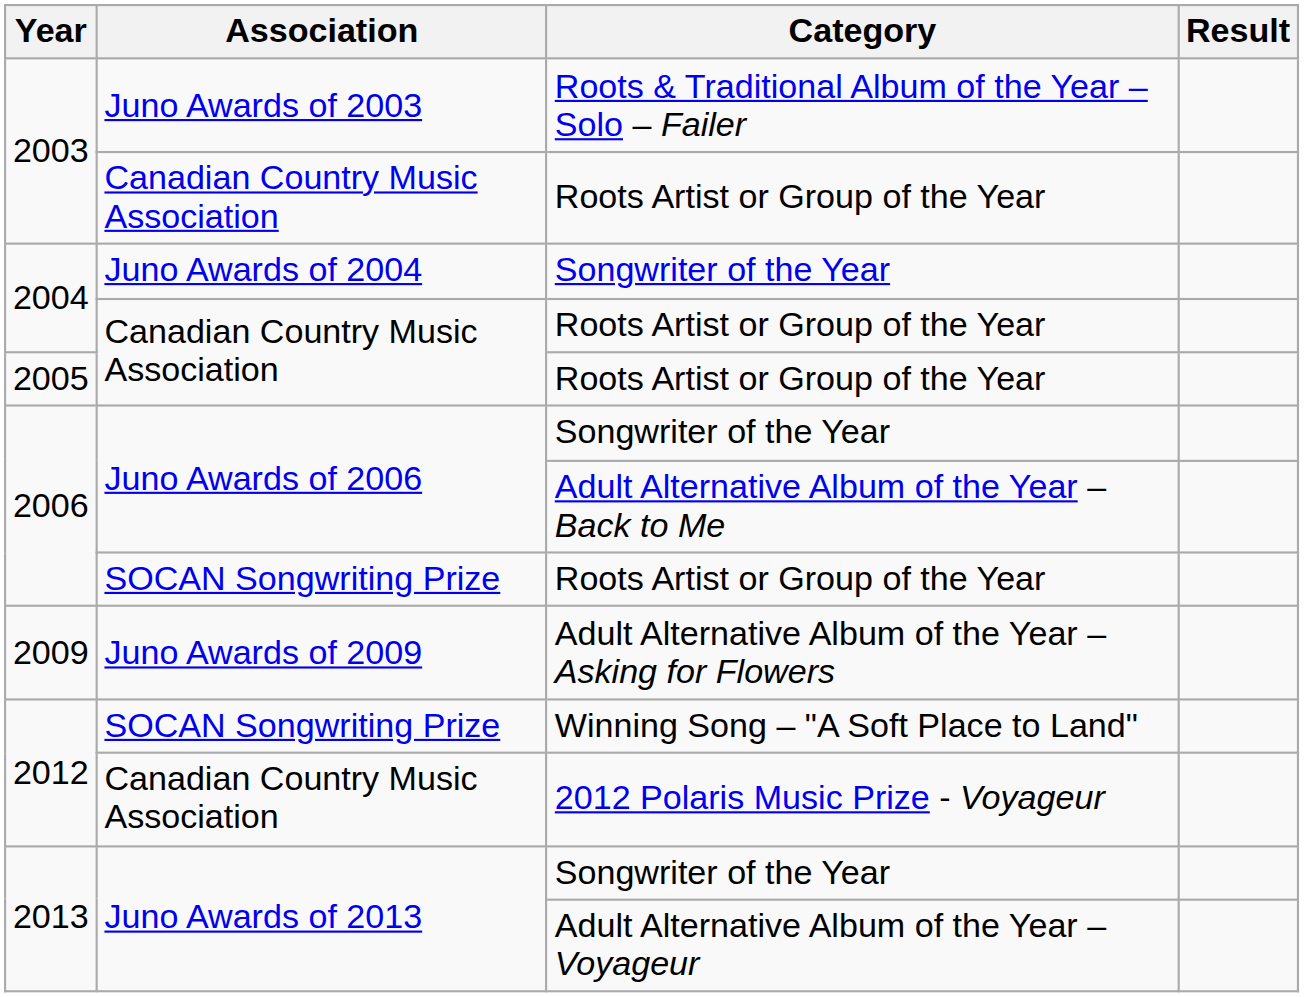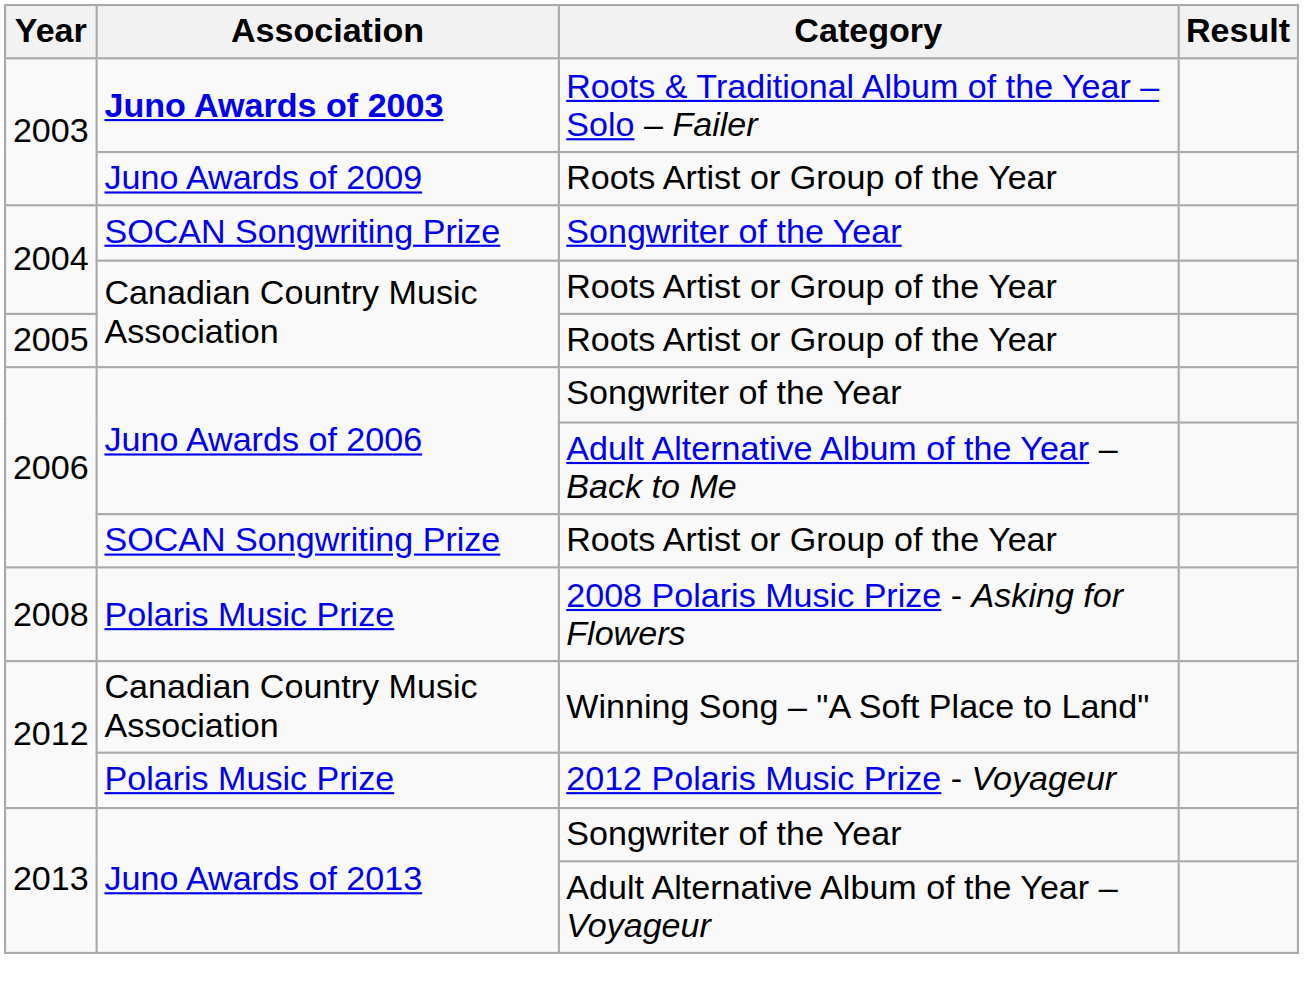(263, 104) normal -> (274, 104) bold
(291, 197) Canadian Country Music Association -> (263, 177) Juno Awards of 2009
(263, 270) Juno Awards of 2004 -> (302, 232) SOCAN Songwriting Prize
+ row: (51, 613)
- row: (51, 652)
(302, 725) SOCAN Songwriting Prize -> (291, 706) Canadian Country Music Association
(291, 798) Canadian Country Music Association -> (249, 779) Polaris Music Prize
